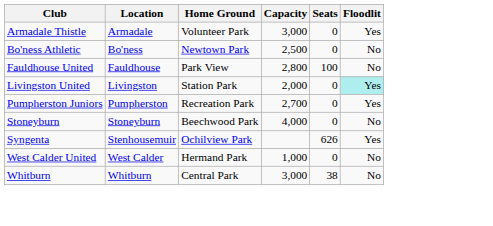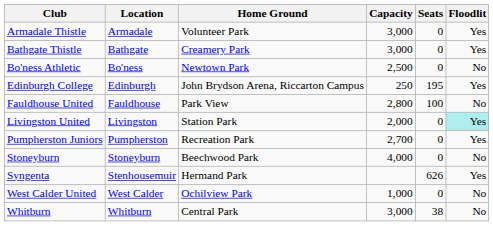+ row: (44, 49)
+ row: (50, 85)
(217, 139) Ochilview Park -> (214, 175) Hermand Park
(214, 157) Hermand Park -> (217, 193) Ochilview Park
